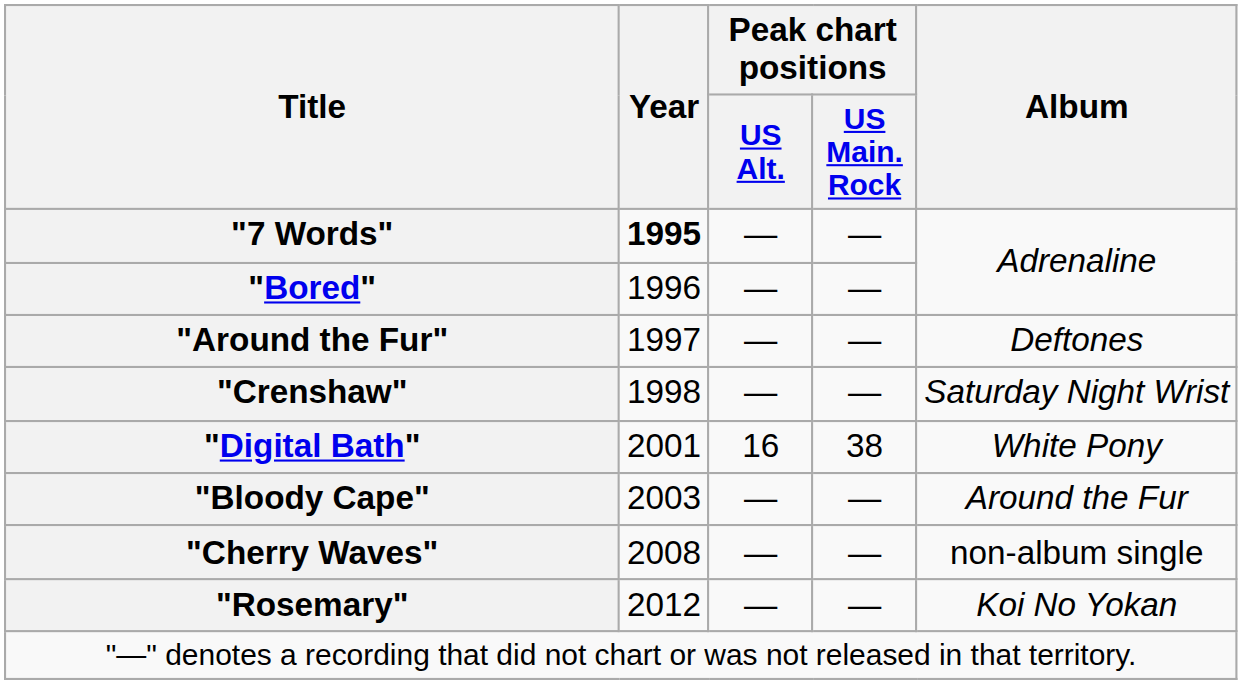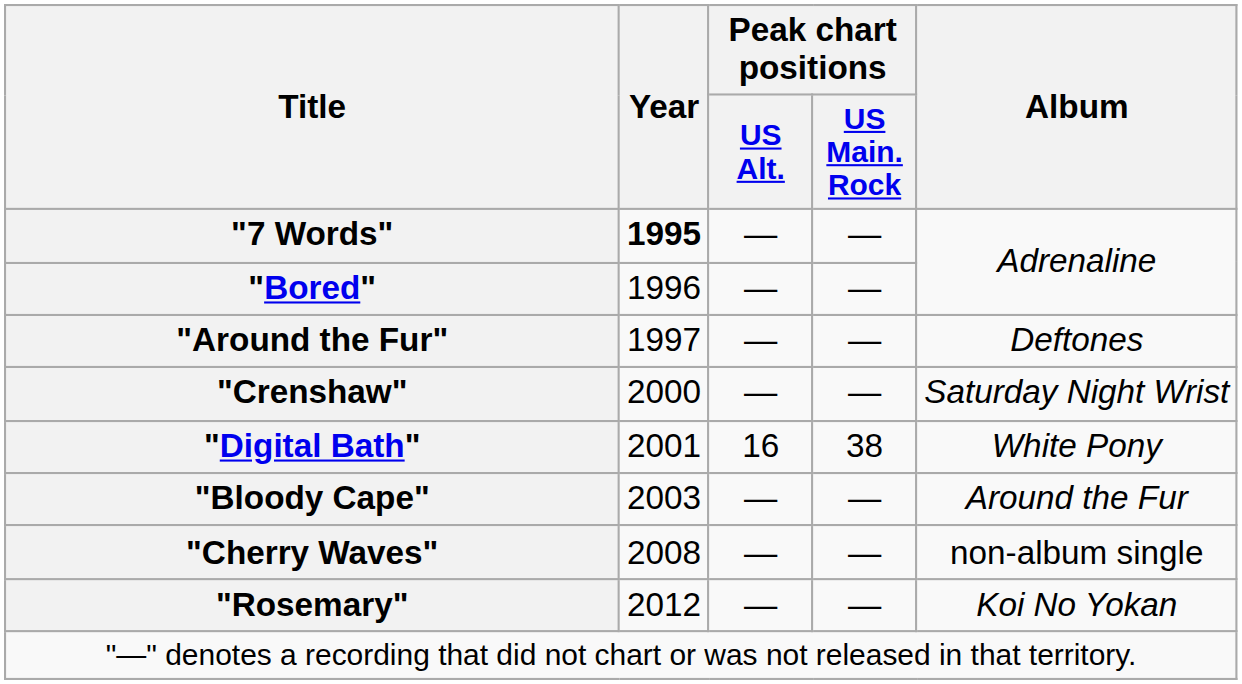(664, 393) 1998 -> (664, 393) 2000
